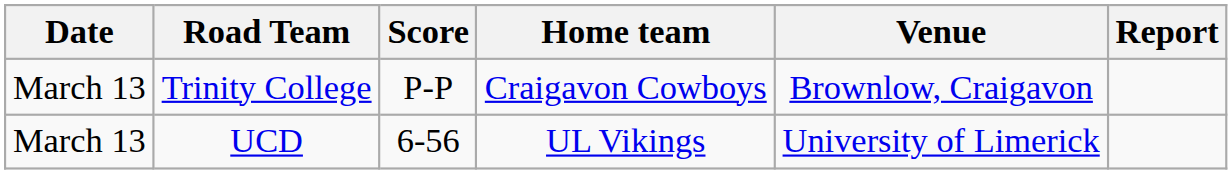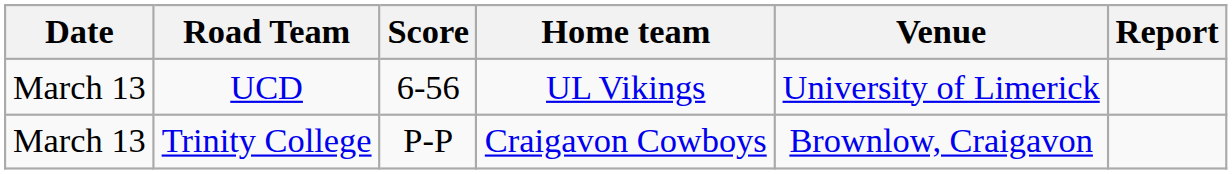rows swapped: (267, 140) <-> (267, 86)
